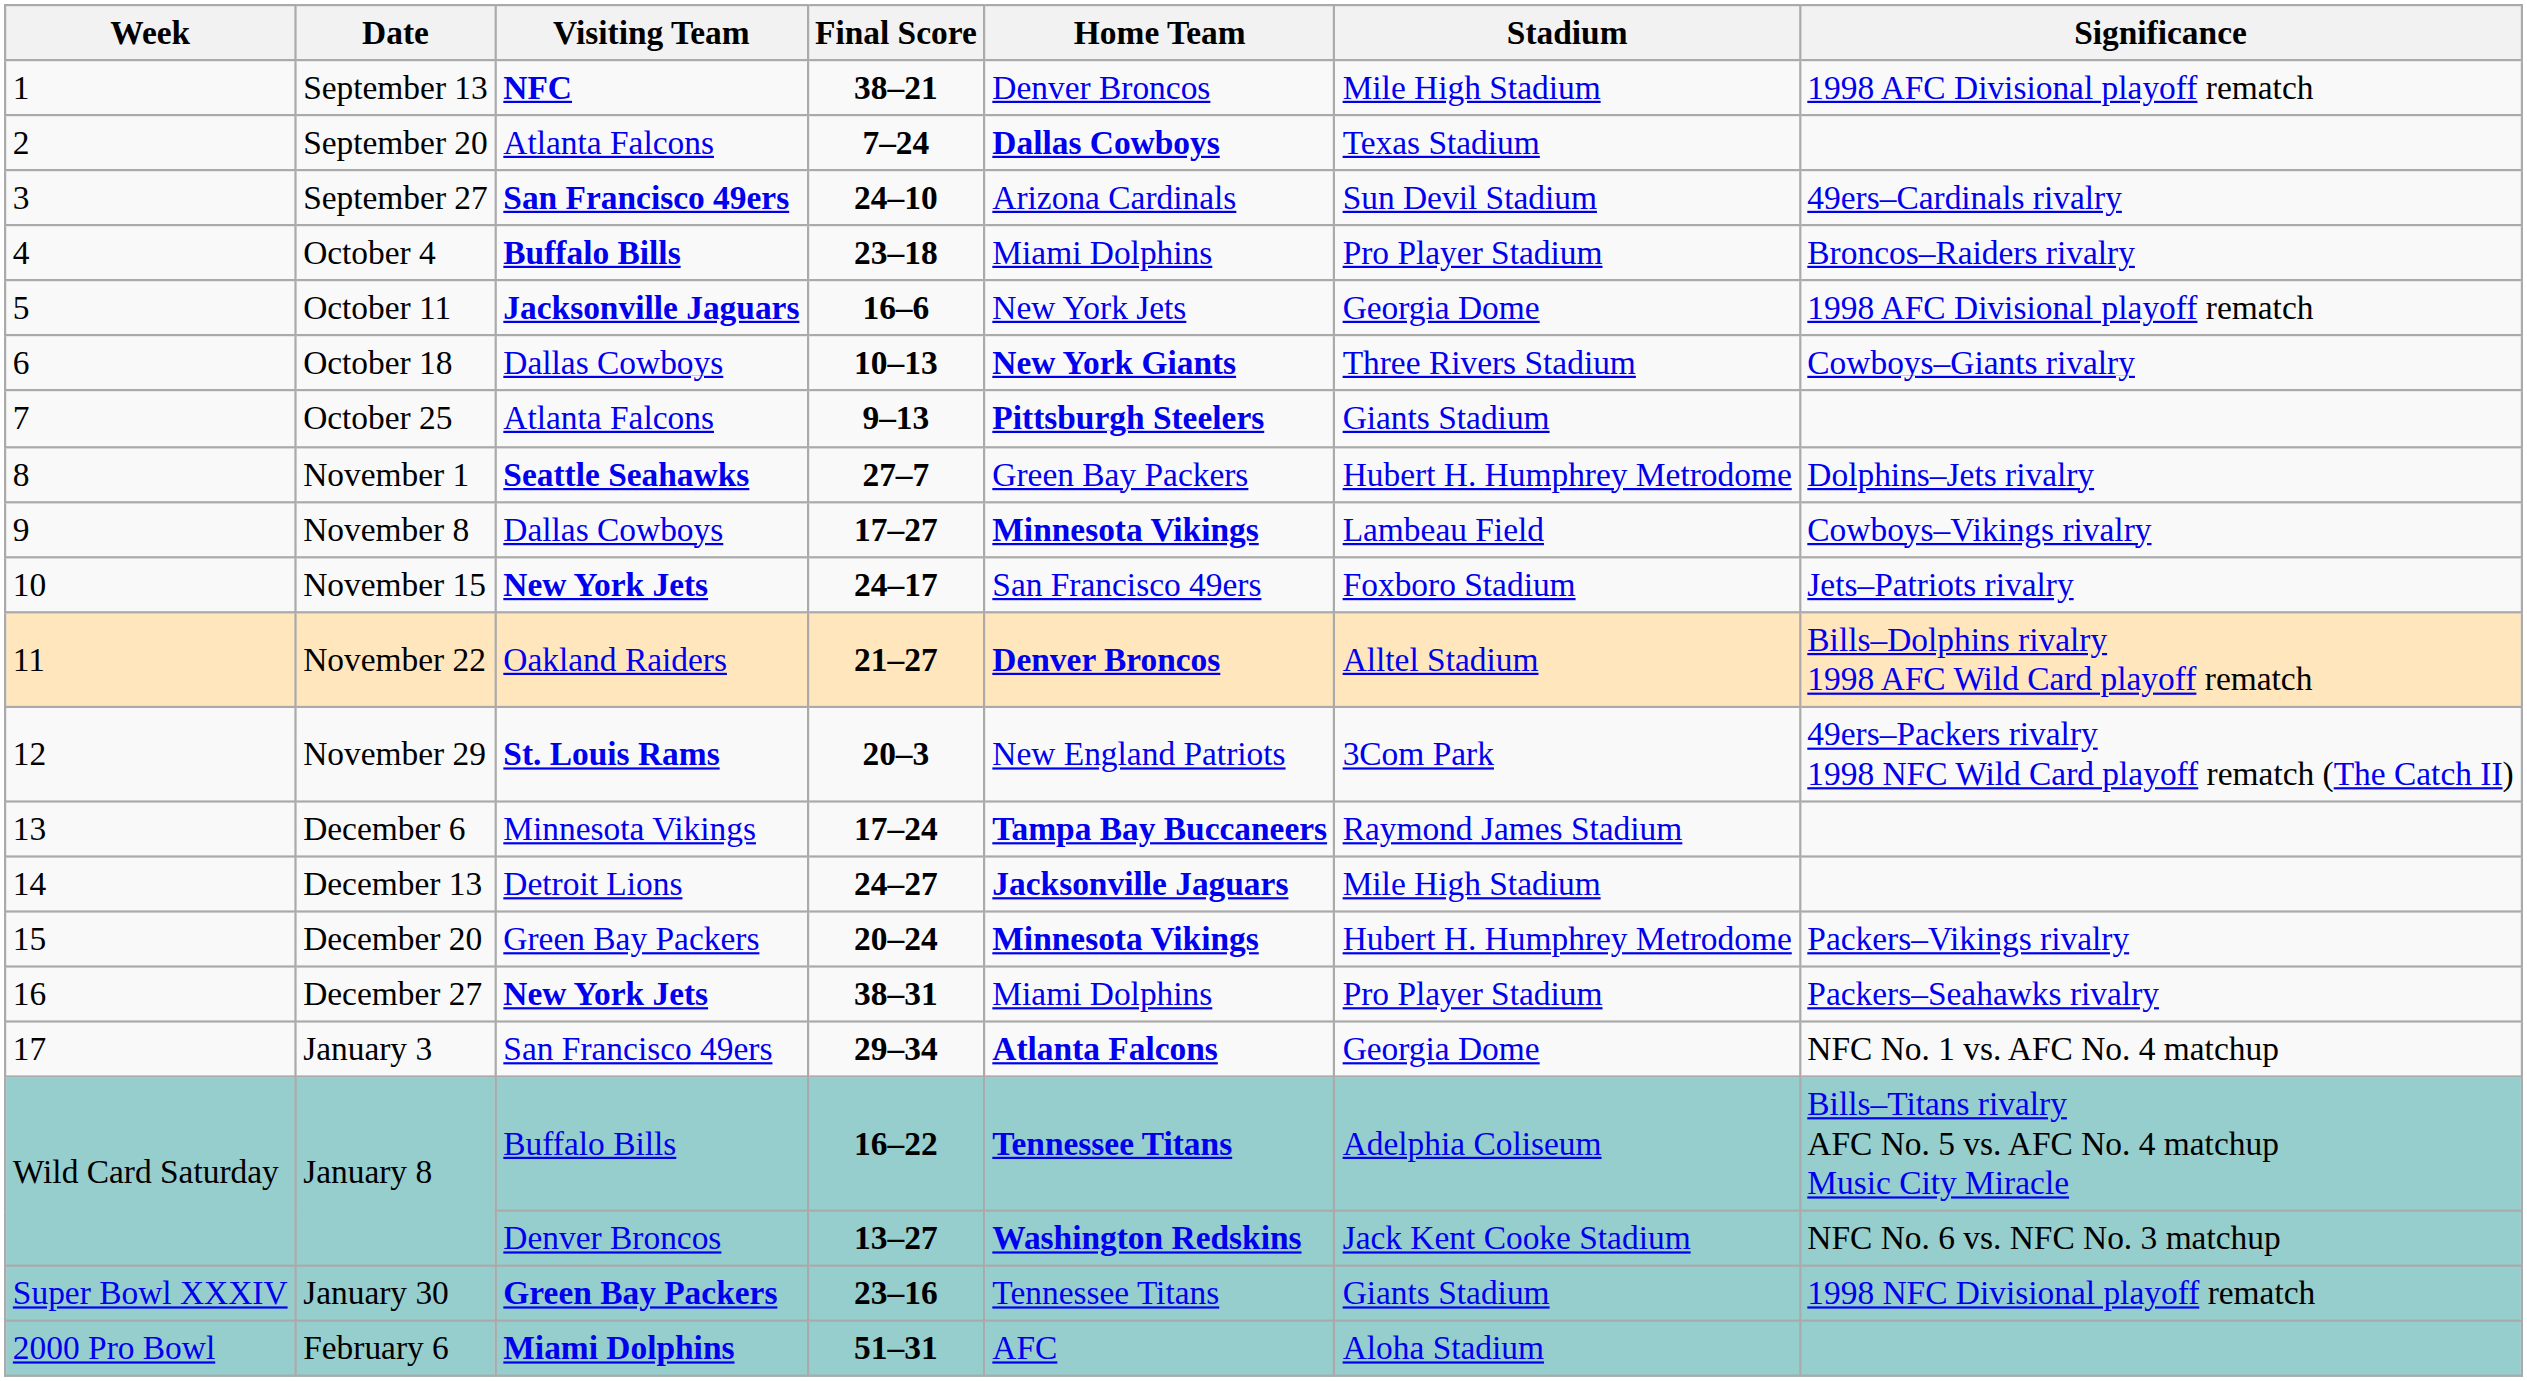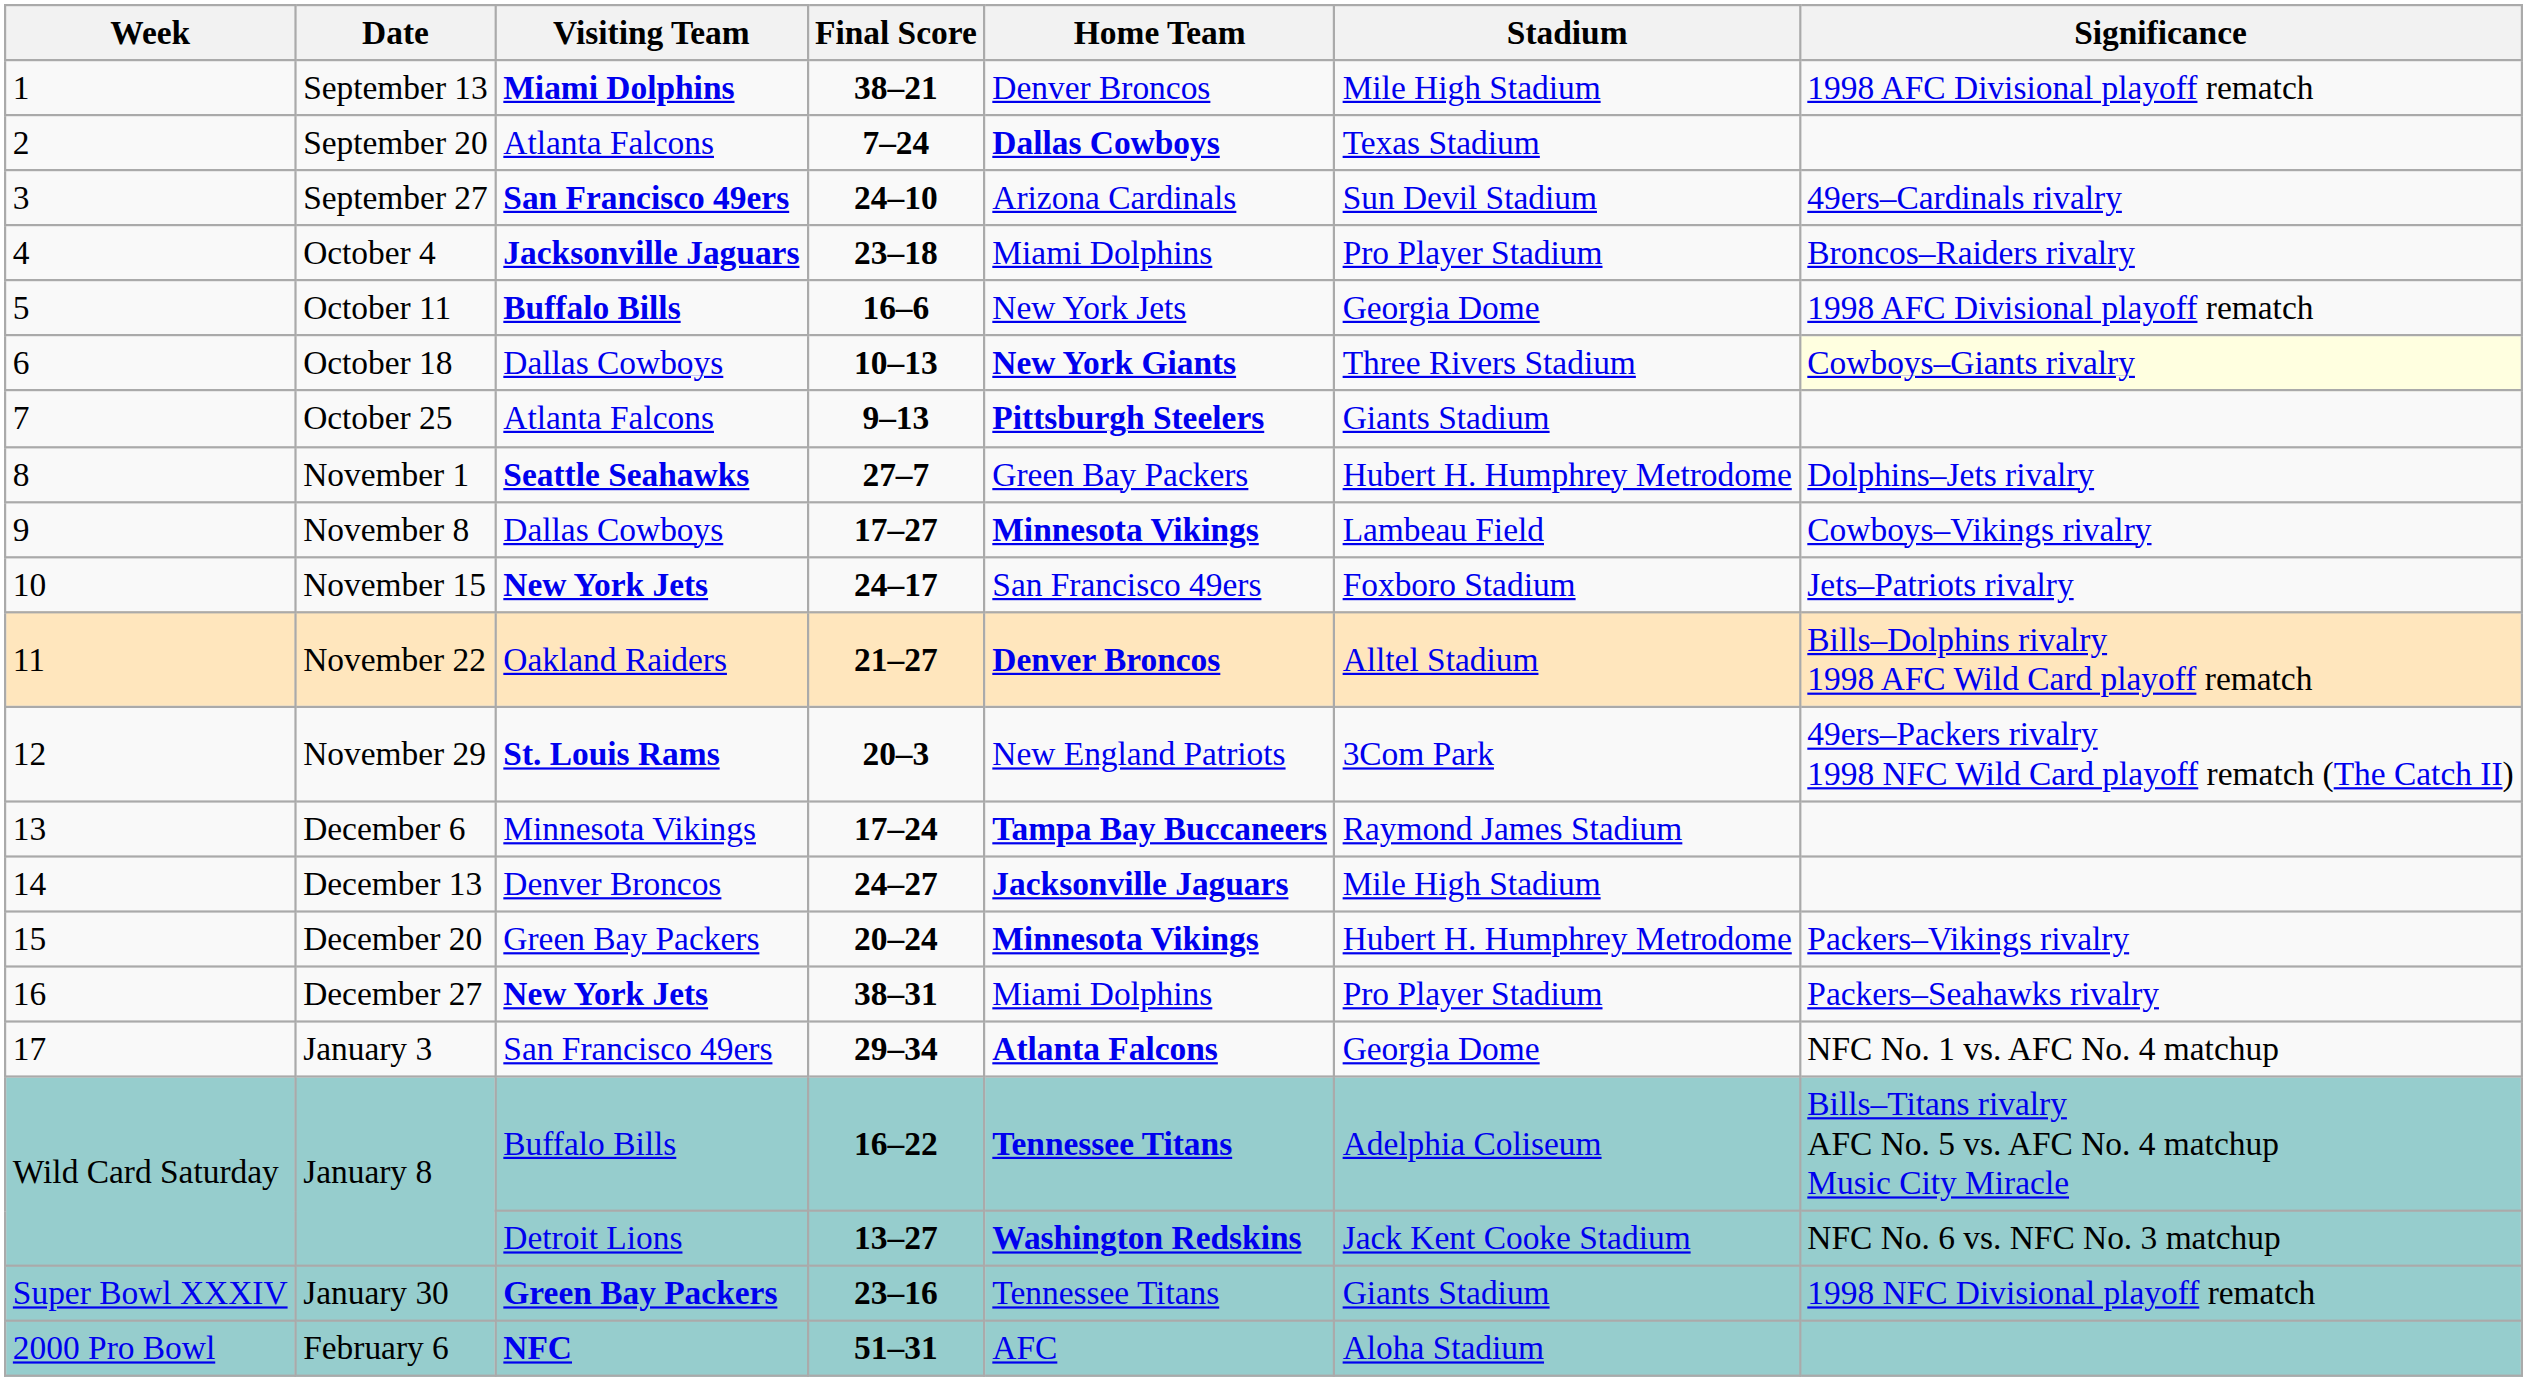(538, 87) NFC -> (619, 87) Miami Dolphins
(592, 252) Buffalo Bills -> (651, 252) Jacksonville Jaguars
(651, 307) Jacksonville Jaguars -> (592, 307) Buffalo Bills
(1971, 363) no background -> (1971, 363) lightyellow background
(593, 883) Detroit Lions -> (612, 883) Denver Broncos
(612, 1238) Denver Broncos -> (593, 1238) Detroit Lions
(619, 1348) Miami Dolphins -> (538, 1348) NFC
